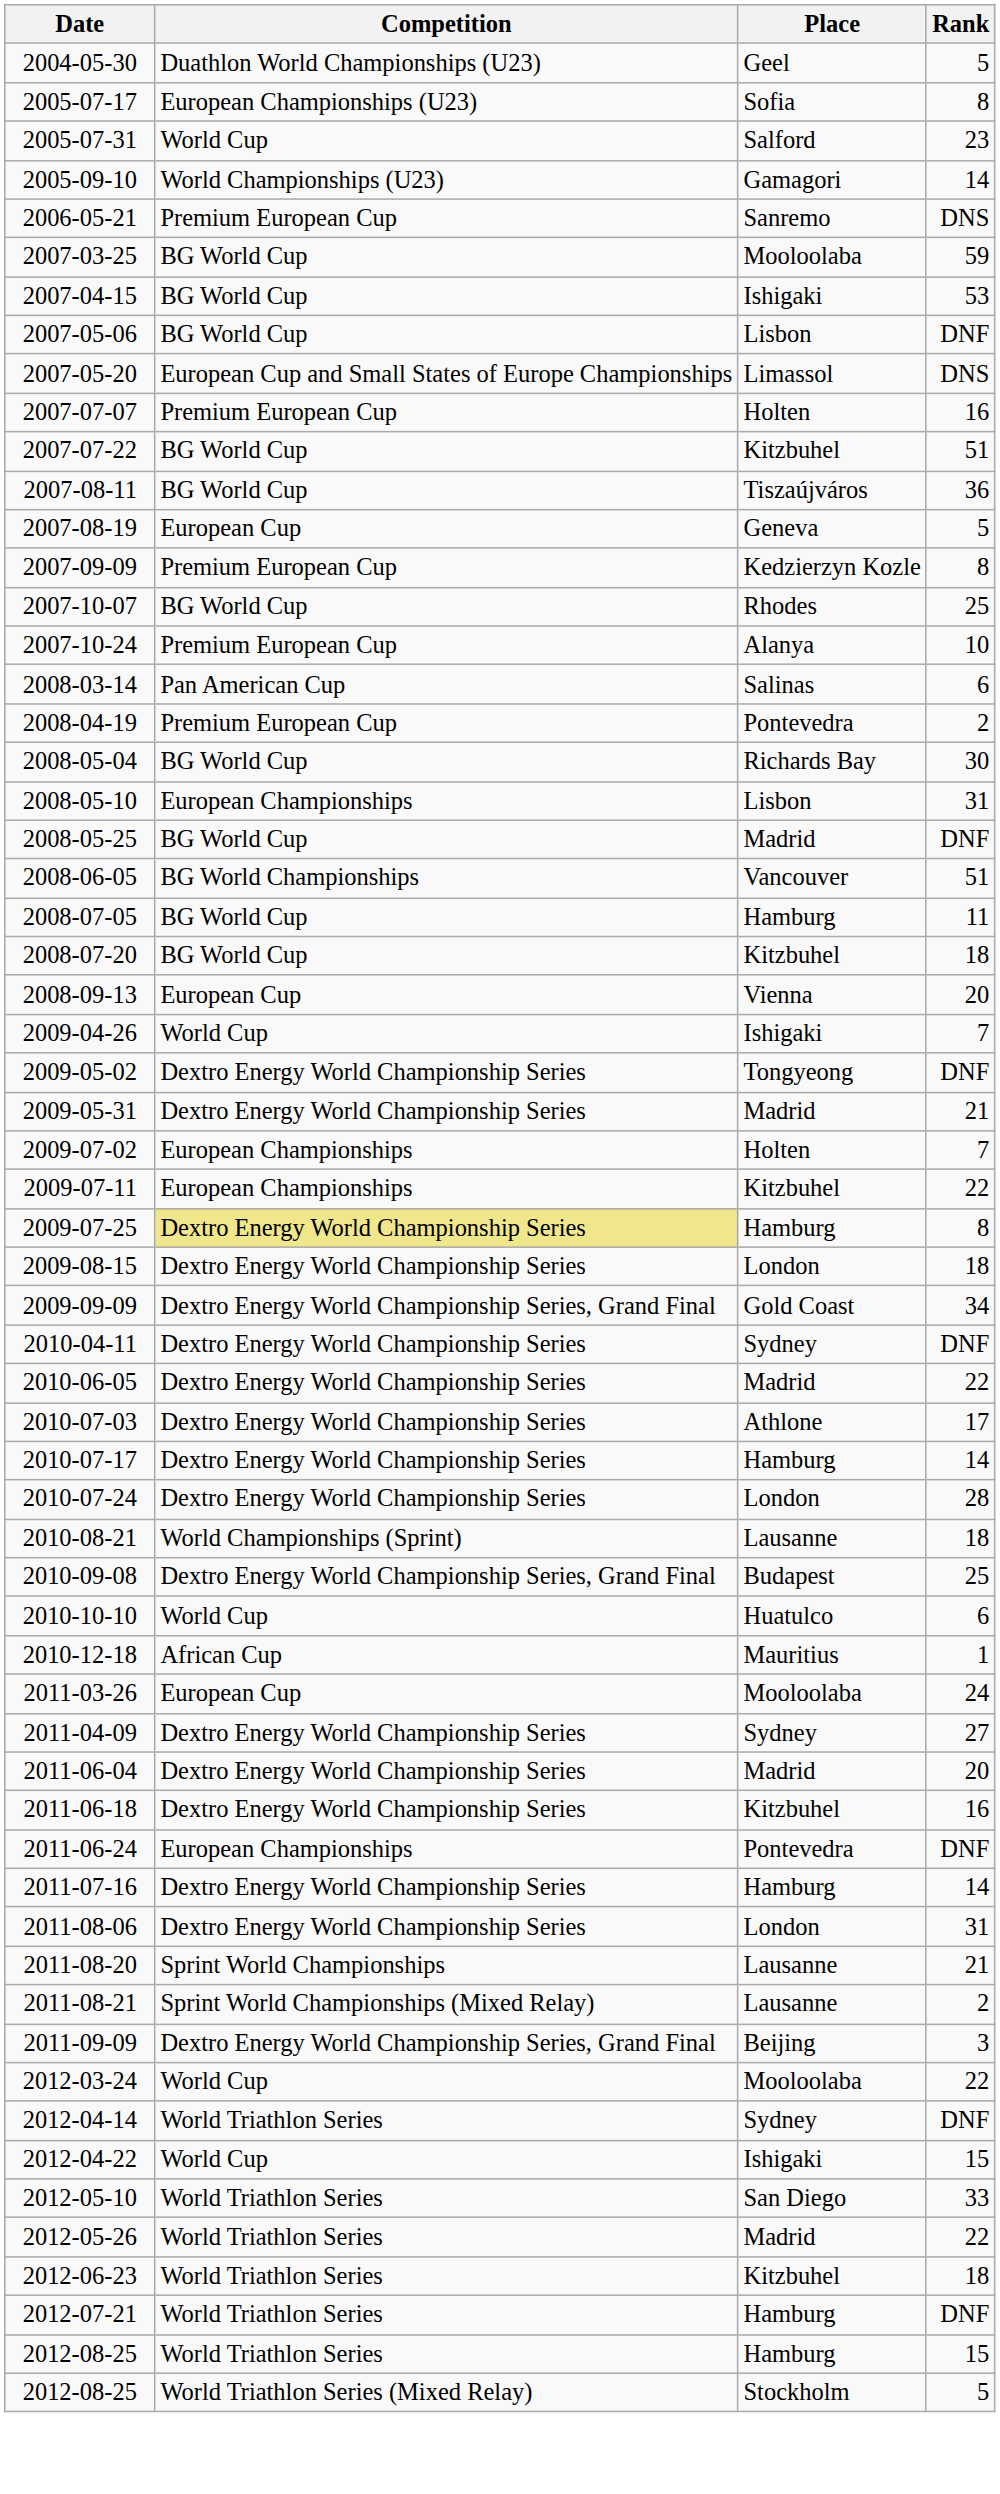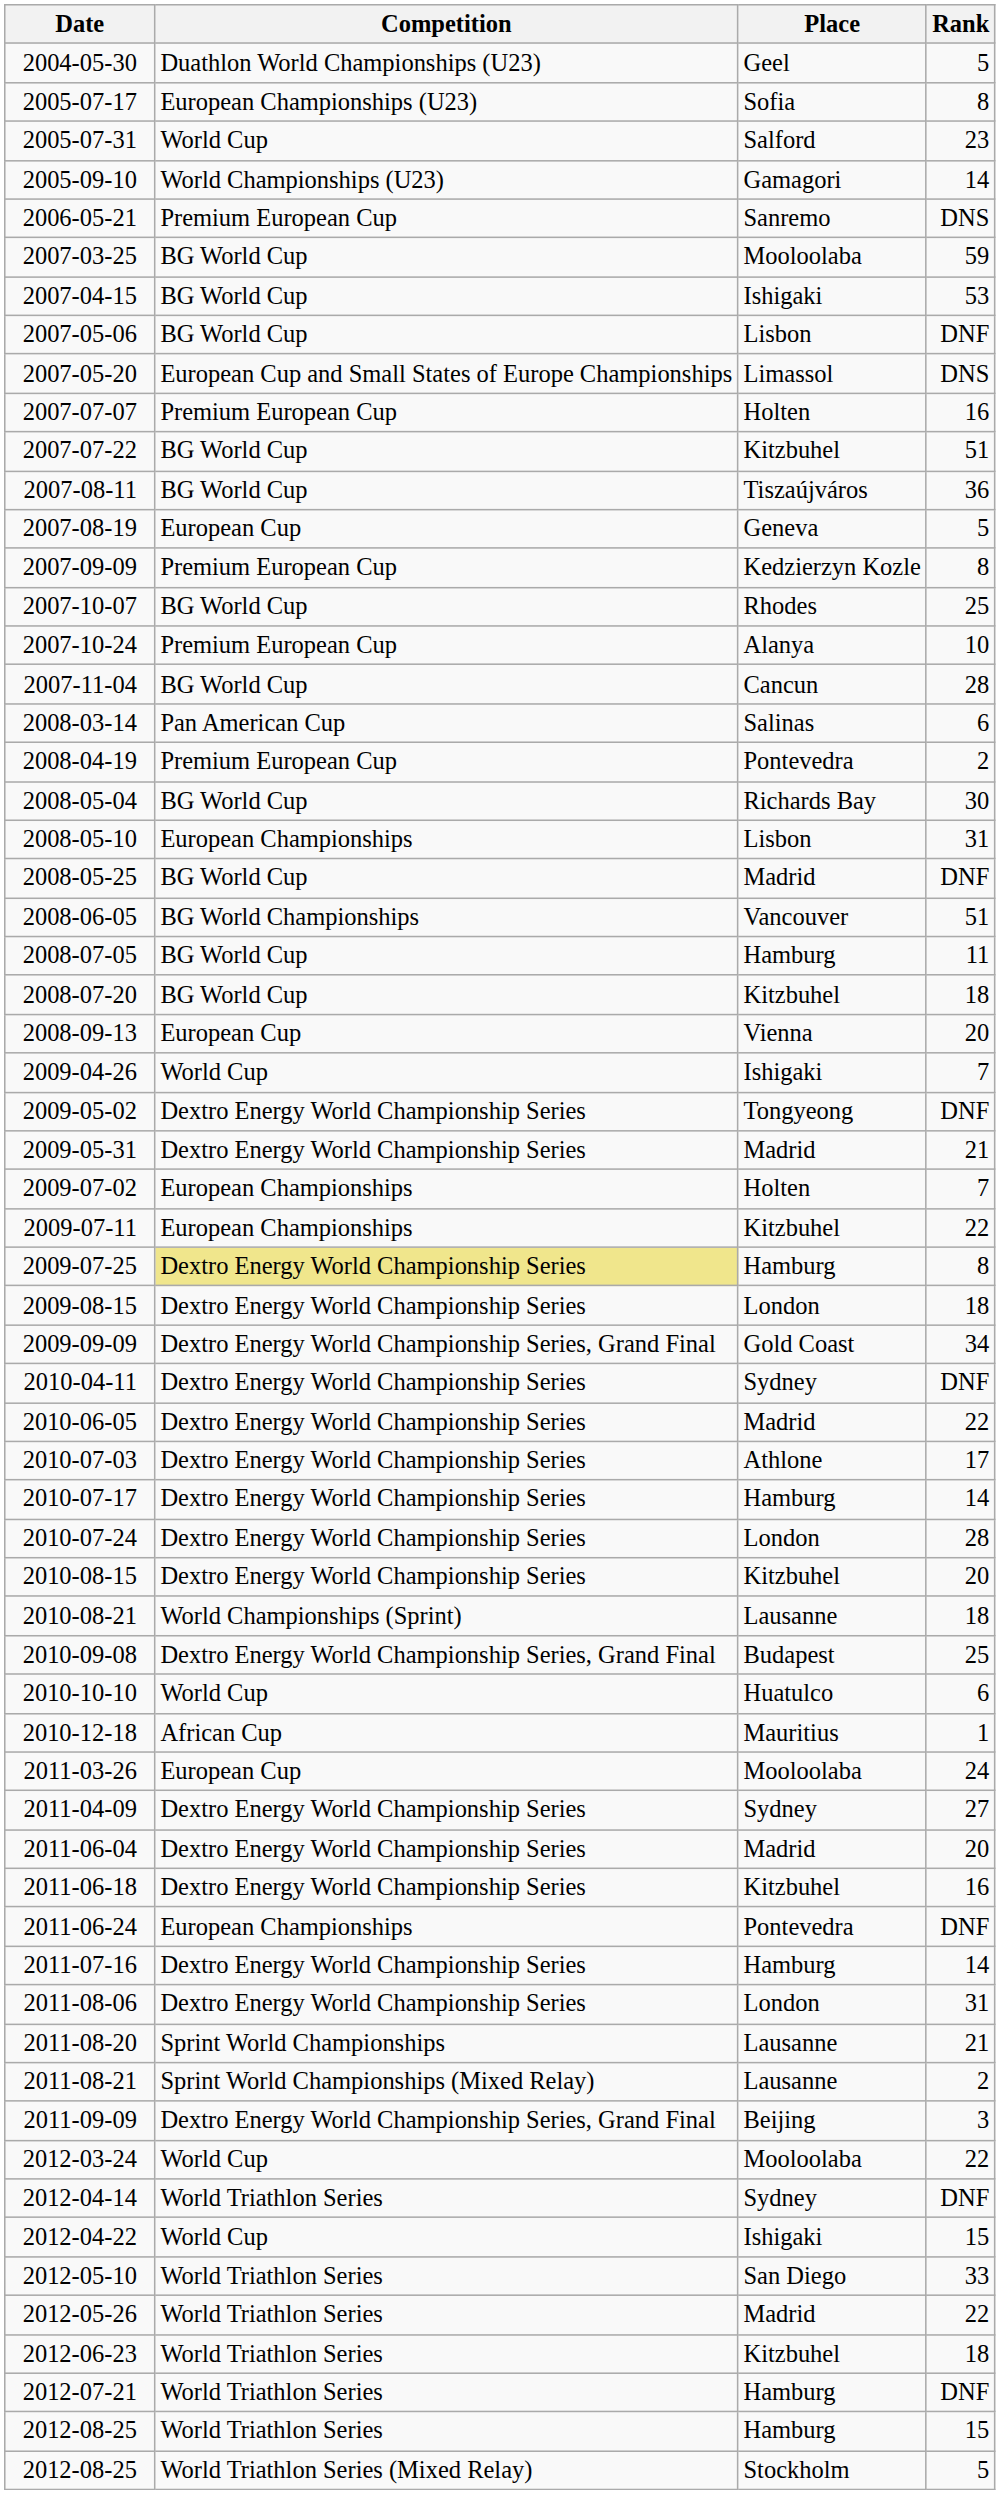+ row: (80, 683)
+ row: (80, 1576)
